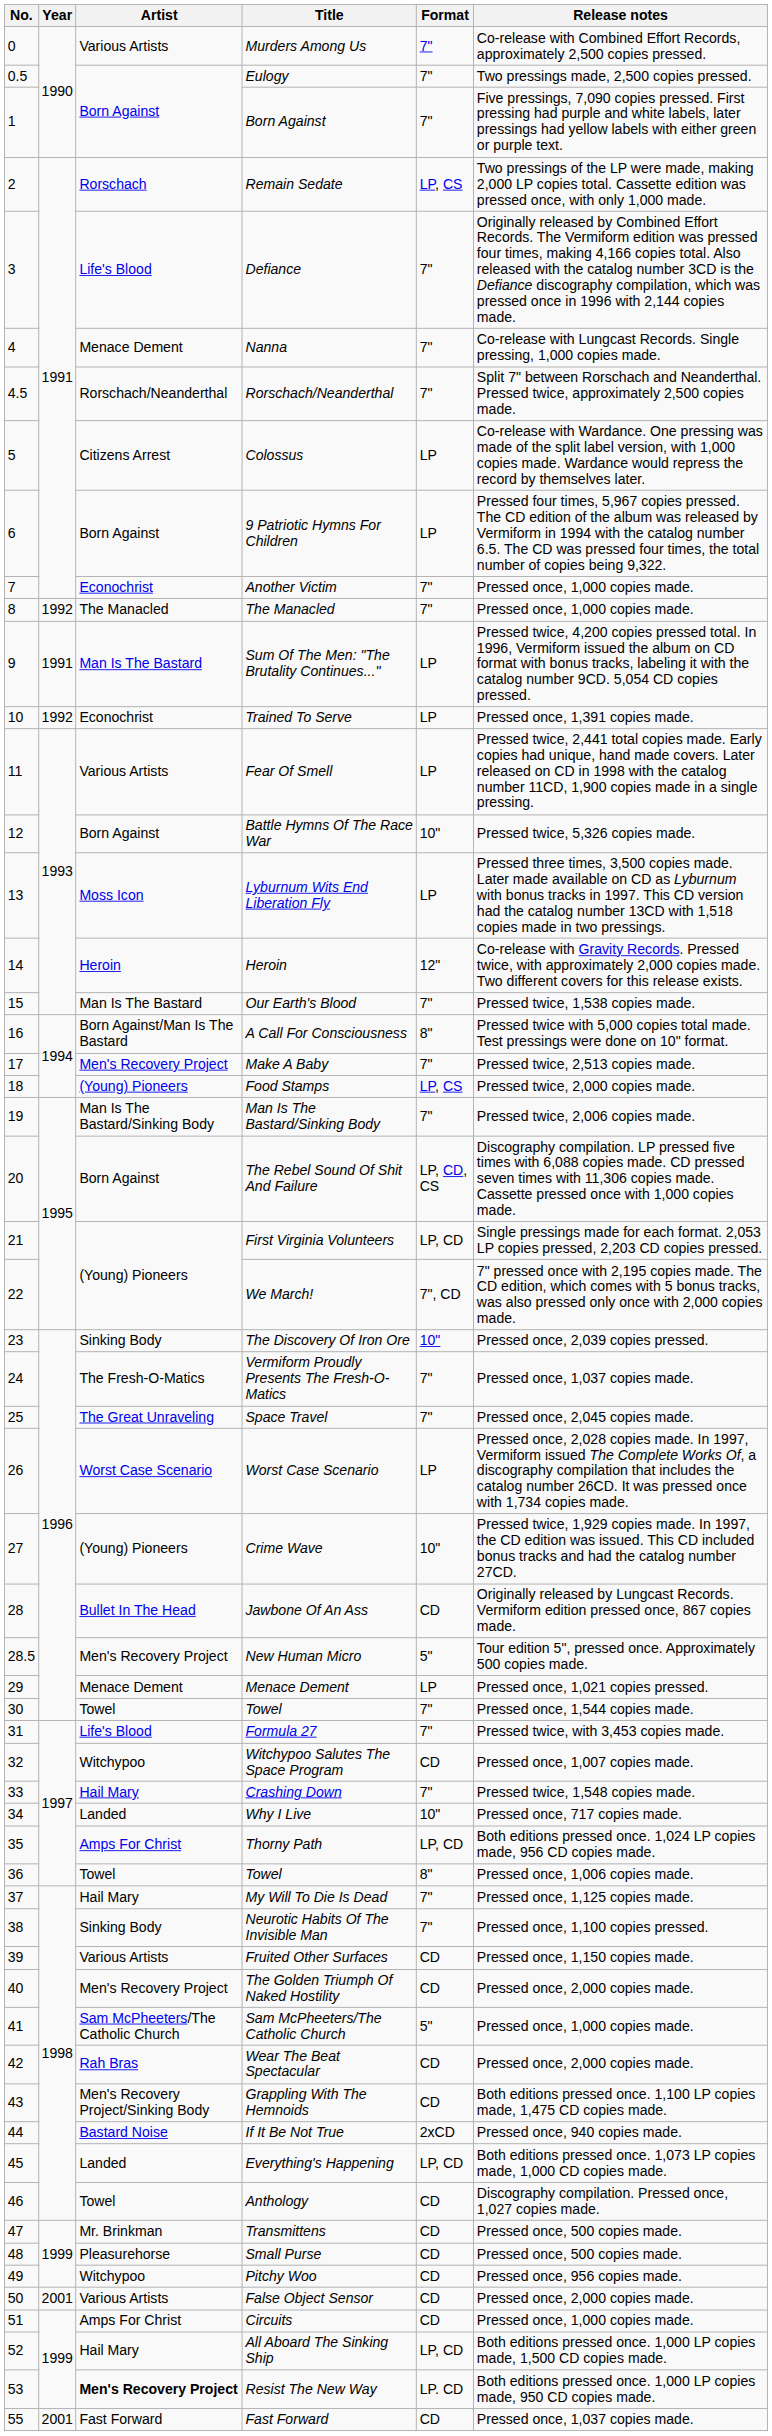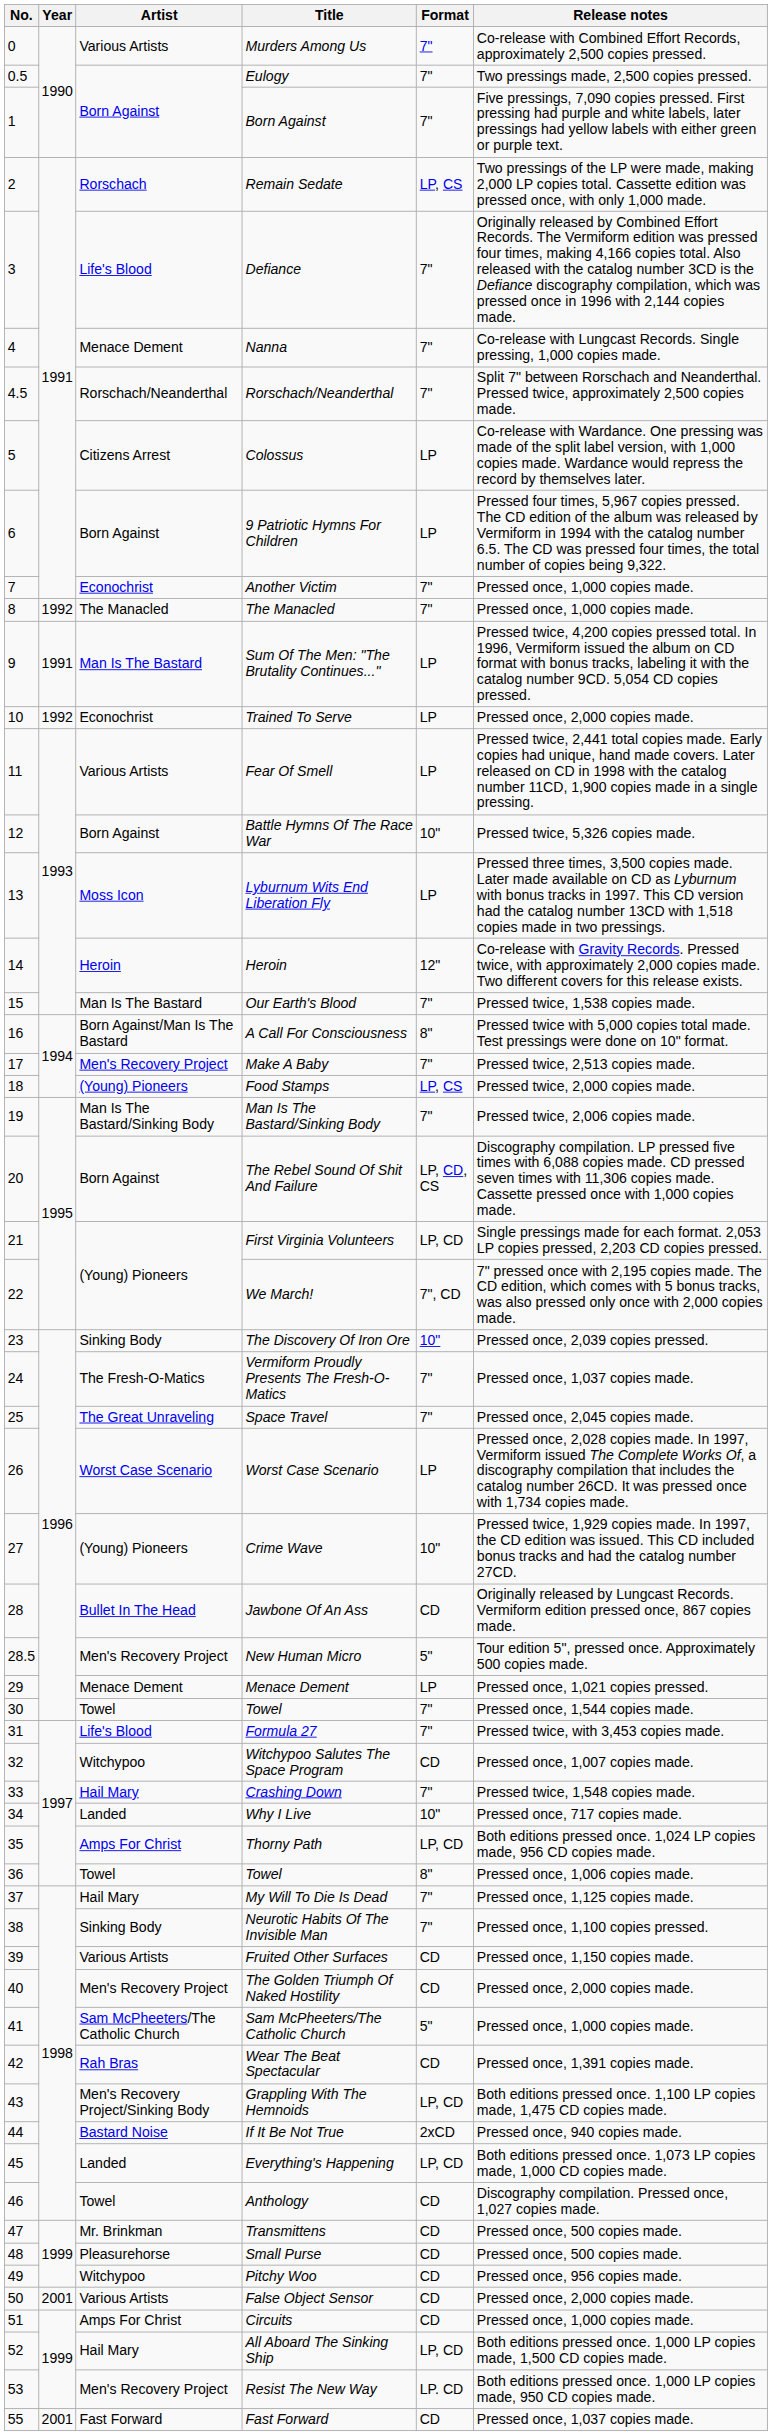(585, 717) Pressed once, 1,391 copies made. -> (585, 717) Pressed once, 2,000 copies made.
(585, 2064) Pressed once, 2,000 copies made. -> (585, 2064) Pressed once, 1,391 copies made.
(430, 2102) CD -> (441, 2102) LP, CD
(159, 2389) bold -> (154, 2389) normal
